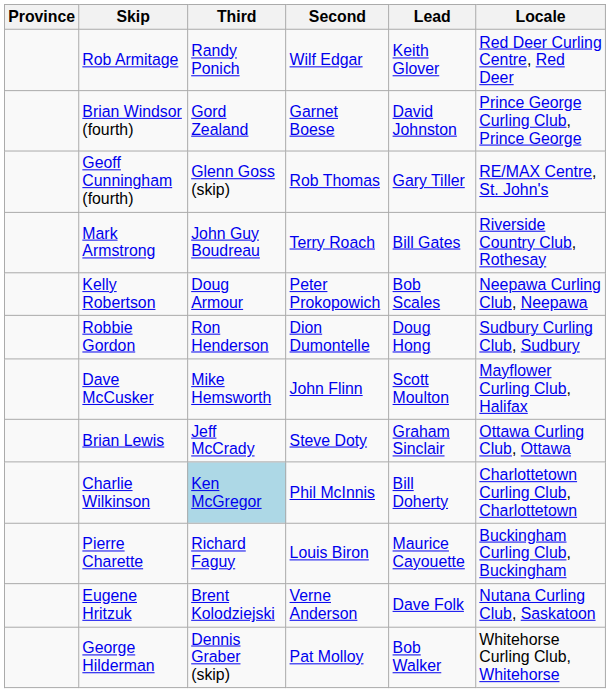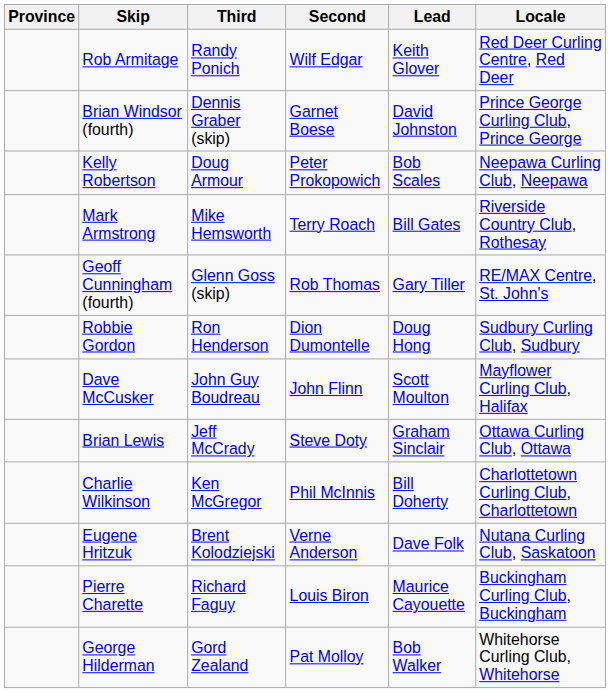(220, 120) Gord Zealand -> (216, 120) Dennis Graber (skip)
rows swapped: (119, 294) <-> (127, 181)
(226, 242) John Guy Boudreau -> (231, 224) Mike Hemsworth
(231, 388) Mike Hemsworth -> (226, 388) John Guy Boudreau
(226, 492) lightblue background -> (226, 492) no background
rows swapped: (113, 553) <-> (110, 605)
(216, 657) Dennis Graber (skip) -> (220, 657) Gord Zealand
